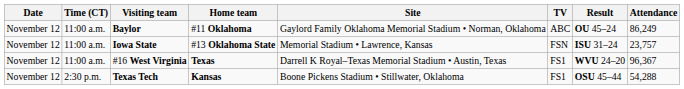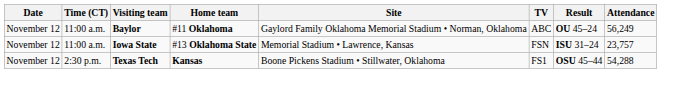(643, 28) 86,249 -> (620, 28) 56,249
- row: (150, 60)
